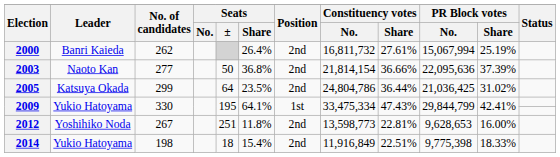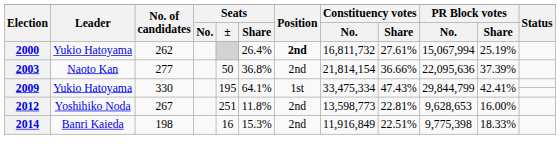(93, 50) Banri Kaieda -> (93, 50) Yukio Hatoyama
(297, 50) normal -> (297, 50) bold
- row: (27, 87)
(93, 143) Yukio Hatoyama -> (93, 124) Banri Kaieda
(227, 143) 18 -> (227, 124) 16
(257, 143) 15.4% -> (257, 124) 15.3%
